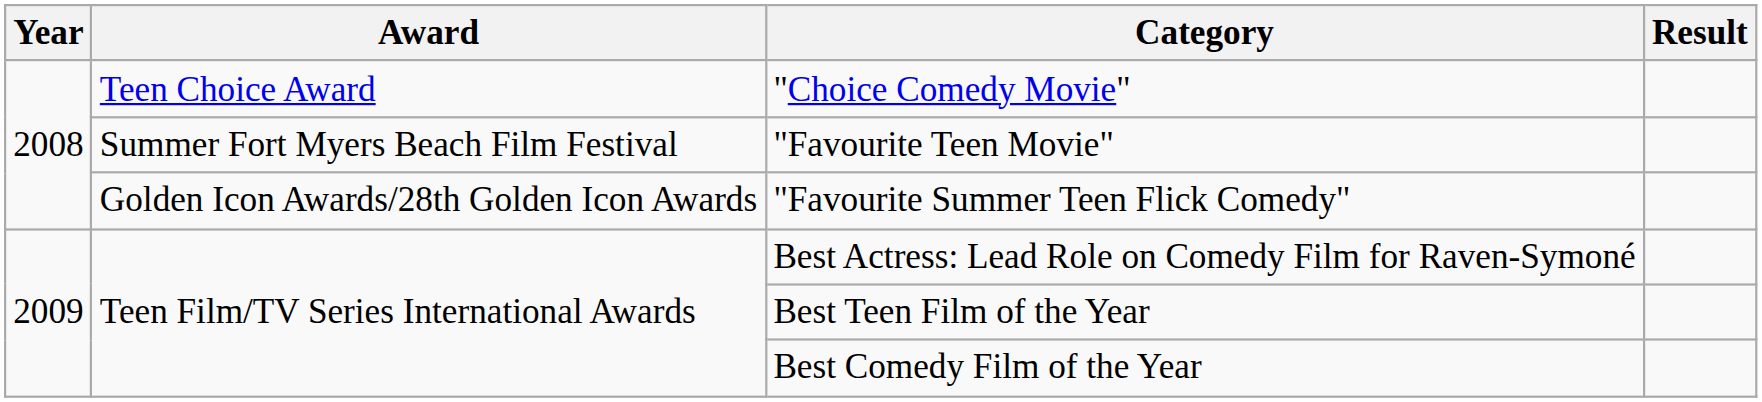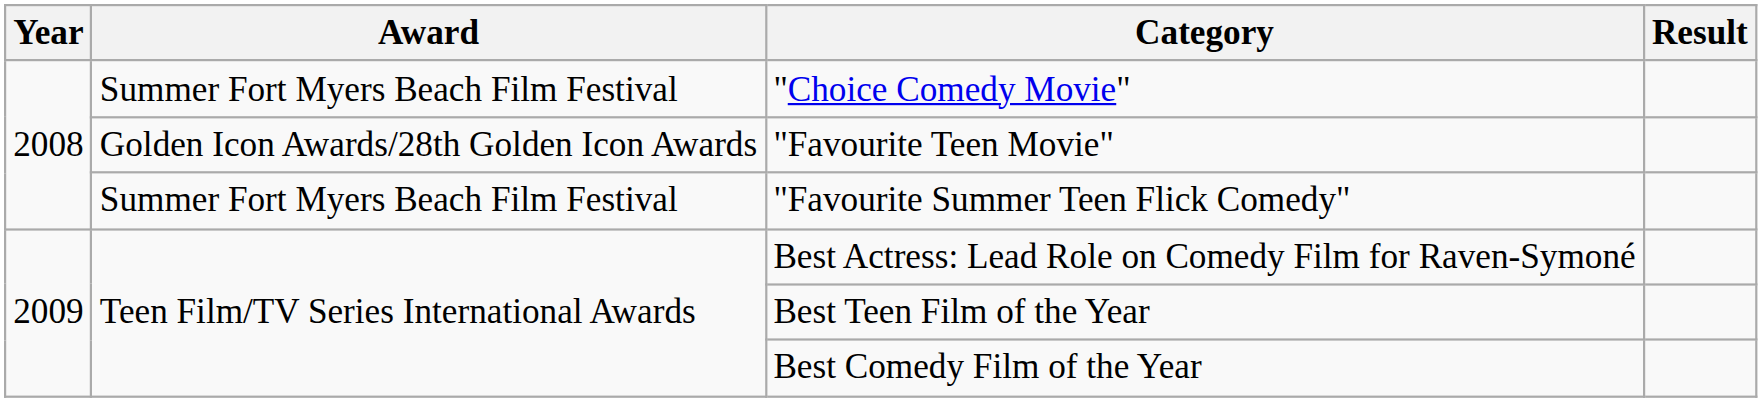(238, 88) Teen Choice Award -> (389, 88) Summer Fort Myers Beach Film Festival
(389, 144) Summer Fort Myers Beach Film Festival -> (428, 144) Golden Icon Awards/28th Golden Icon Awards
(428, 199) Golden Icon Awards/28th Golden Icon Awards -> (389, 199) Summer Fort Myers Beach Film Festival
